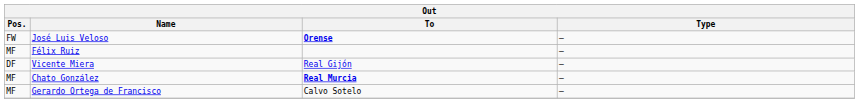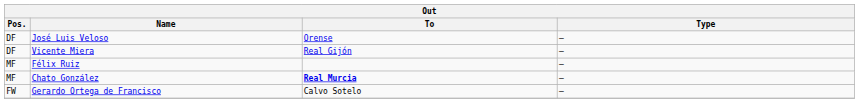(11, 37) FW -> (11, 37) DF
(318, 37) bold -> (318, 37) normal
rows swapped: (63, 64) <-> (56, 51)
(11, 91) MF -> (11, 91) FW
